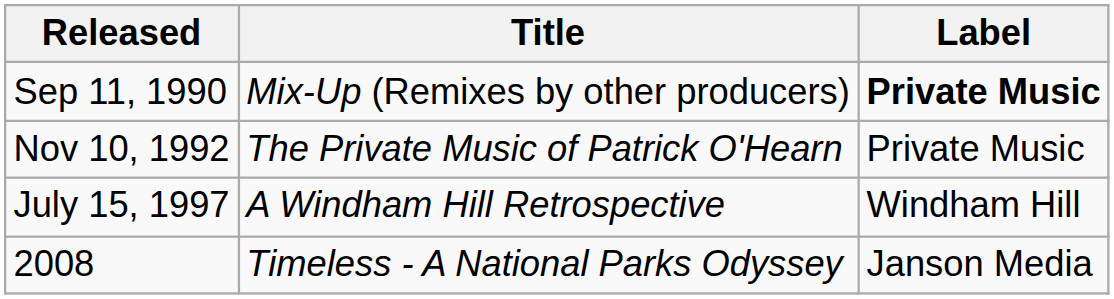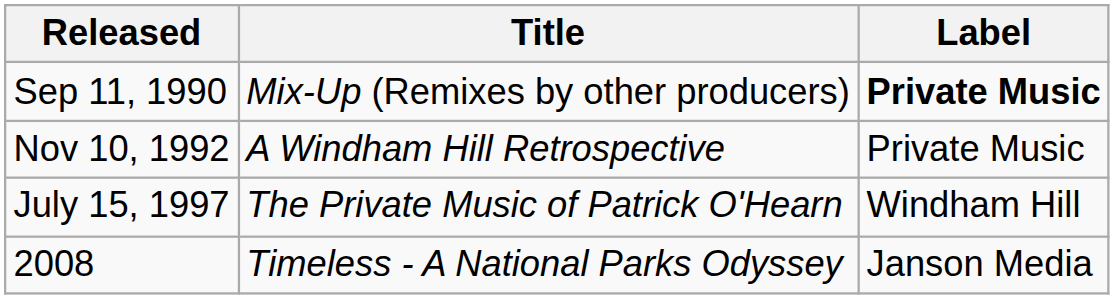(544, 148) The Private Music of Patrick O'Hearn -> (486, 148) A Windham Hill Retrospective
(486, 206) A Windham Hill Retrospective -> (544, 206) The Private Music of Patrick O'Hearn
